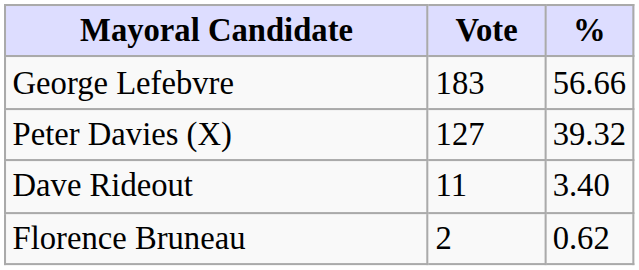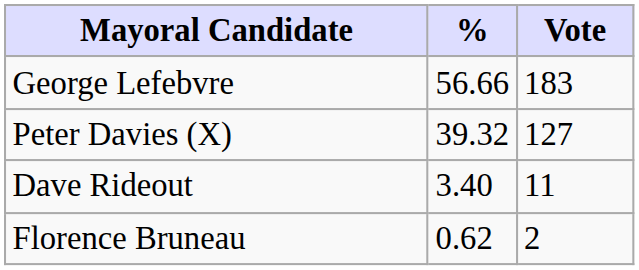columns swapped: (487, 30) <-> (589, 30)
